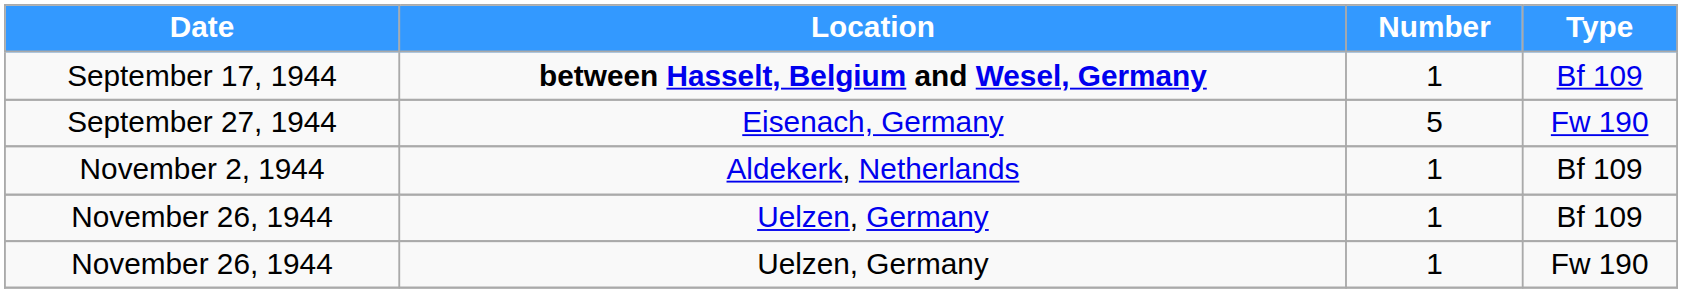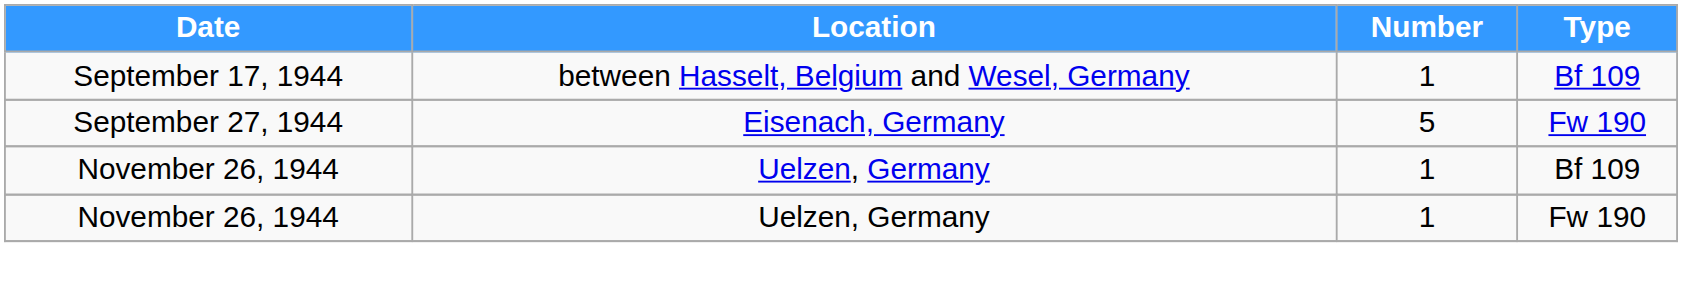(873, 75) bold -> (874, 75) normal
- row: (202, 169)
